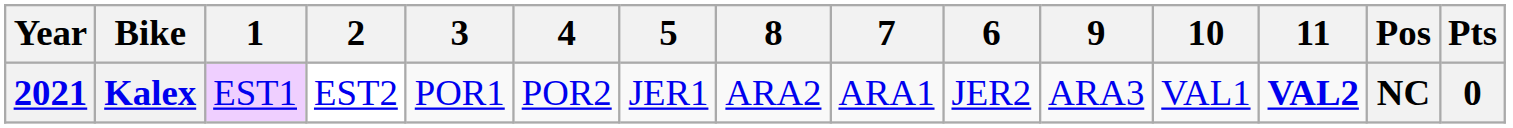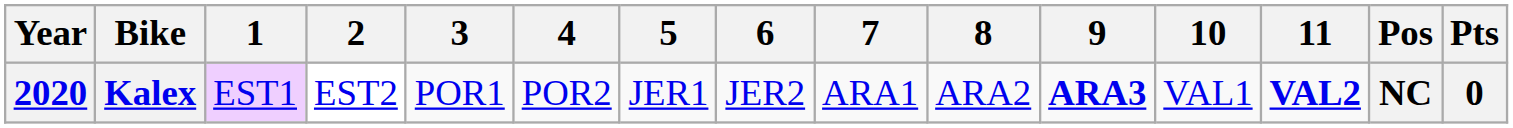columns swapped: (991, 33) <-> (773, 33)
(50, 92) 2021 -> (50, 92) 2020
(1096, 92) normal -> (1097, 92) bold
